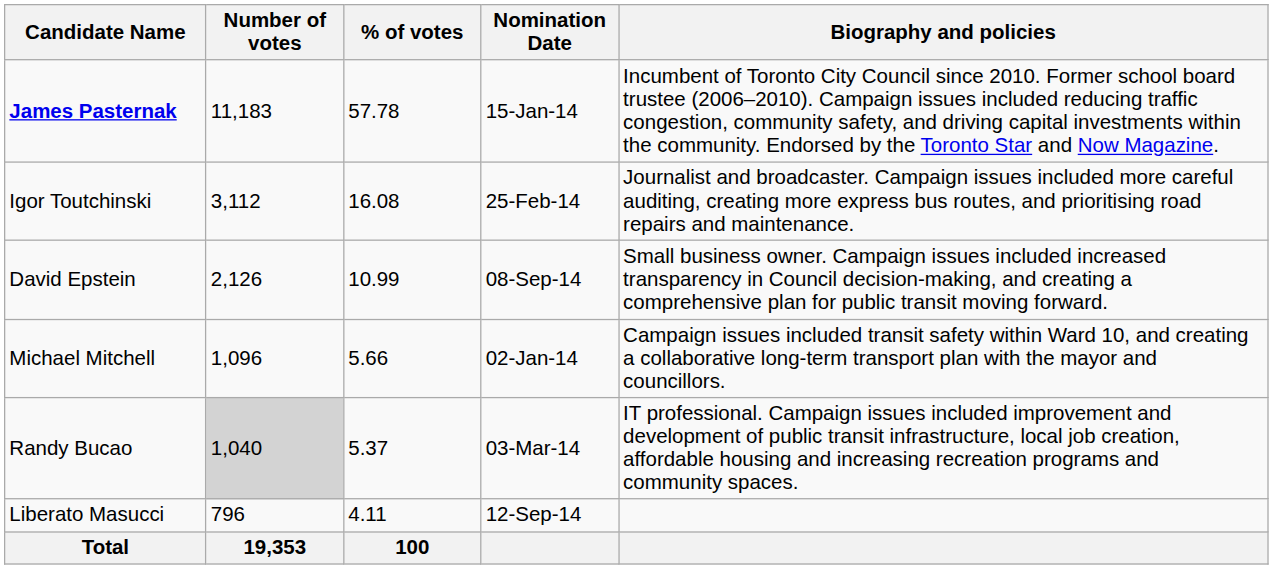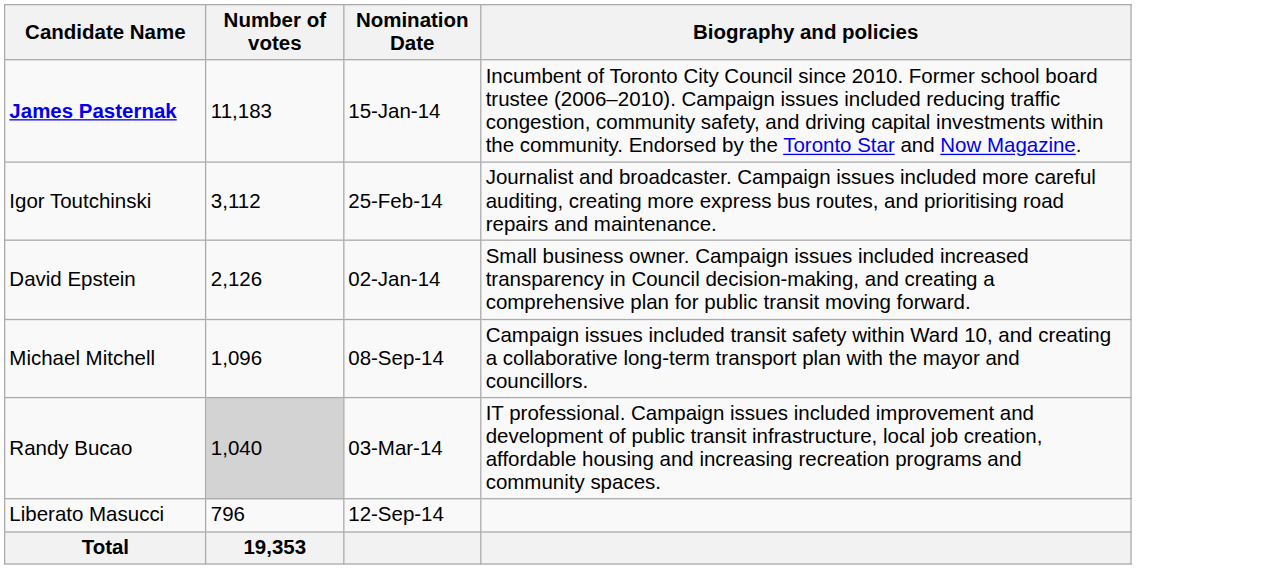- column: (412, 32)
(534, 279) 08-Sep-14 -> (394, 279) 02-Jan-14
(532, 358) 02-Jan-14 -> (396, 358) 08-Sep-14
